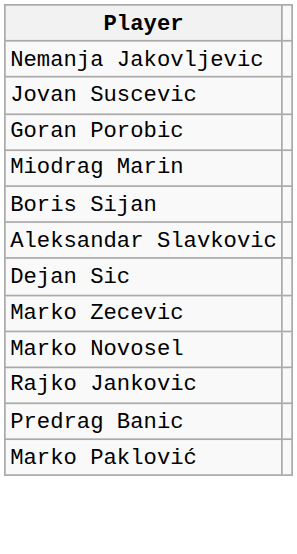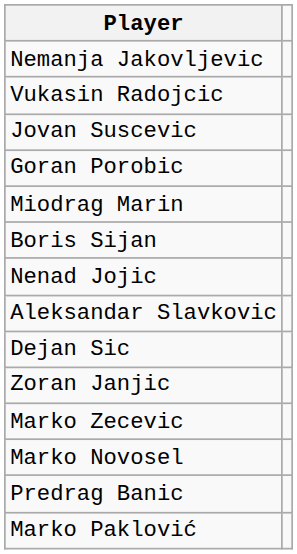+ row: (117, 95)
+ row: (84, 277)
+ row: (90, 385)
- row: (104, 385)
